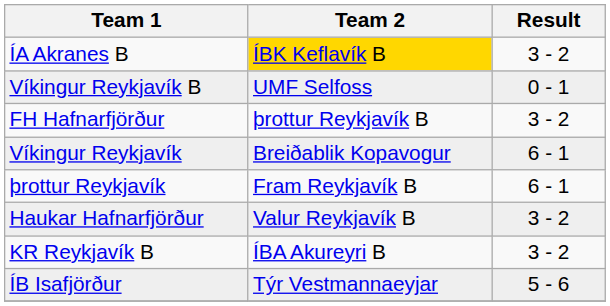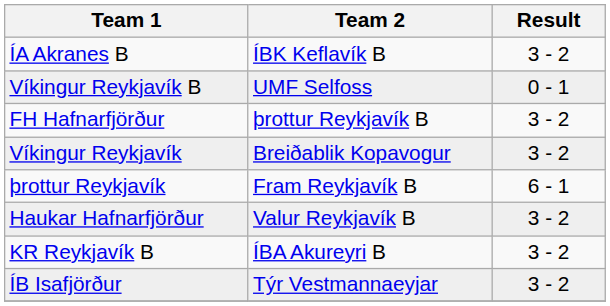(320, 53) gold background -> (320, 53) no background
(549, 152) 6 - 1 -> (549, 152) 3 - 2
(549, 284) 5 - 6 -> (549, 284) 3 - 2
